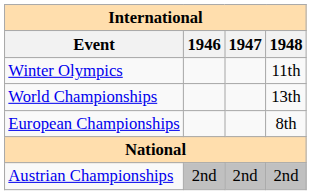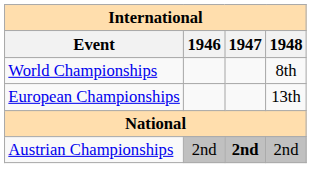- row: (66, 70)
(286, 96) 13th -> (286, 70) 8th
(286, 123) 8th -> (286, 96) 13th
(245, 176) normal -> (245, 149) bold
